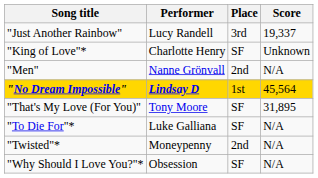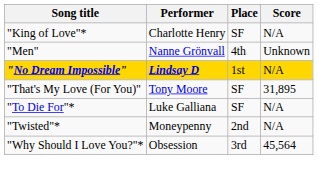- row: (65, 32)
(287, 51) Unknown -> (274, 32) N/A
(240, 70) 2nd -> (238, 51) 4th
(274, 70) N/A -> (287, 51) Unknown
(280, 88) 45,564 -> (274, 70) N/A
(237, 164) SF -> (239, 145) 3rd
(274, 164) N/A -> (280, 145) 45,564
